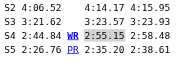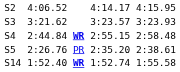(104, 35) lightgrey background -> (110, 35) no background
+ row: (56, 63)
